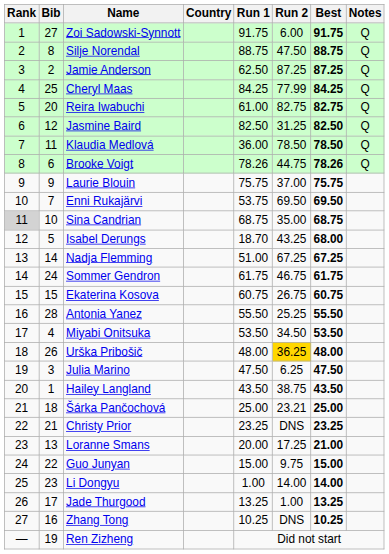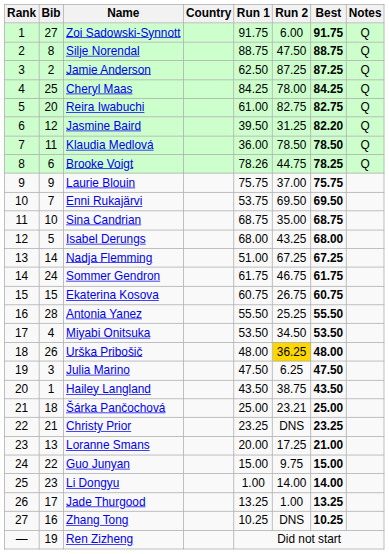(292, 88) 77.99 -> (292, 88) 78.00
(253, 126) 82.50 -> (253, 126) 39.50
(328, 126) 82.50 -> (328, 126) 82.20
(328, 164) 78.26 -> (328, 164) 78.25
(22, 220) lightgrey background -> (22, 220) no background
(253, 239) 18.70 -> (253, 239) 68.00
